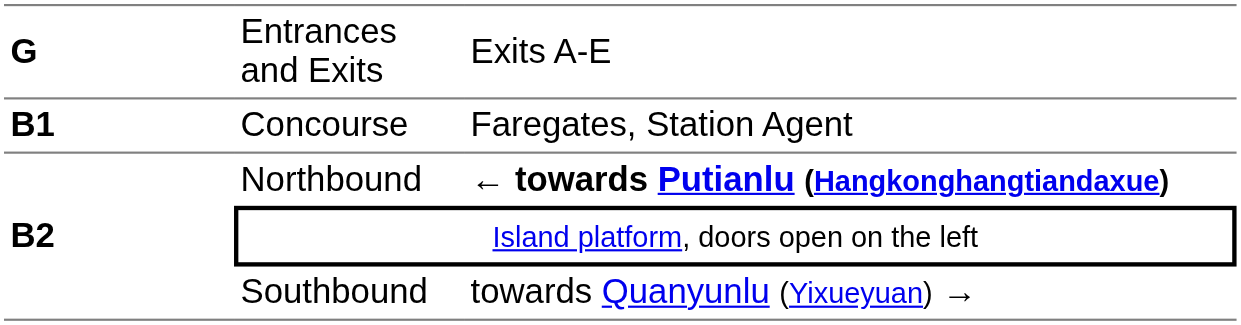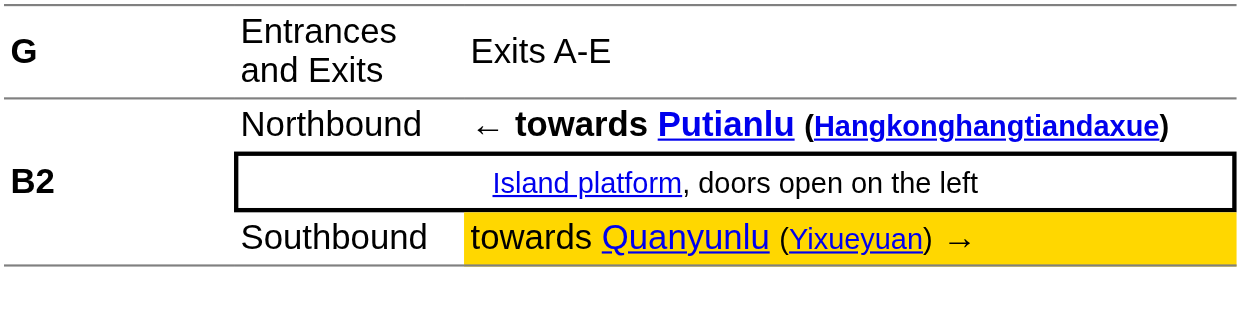- row: (324, 124)
(724, 292) no background -> (724, 237) gold background
